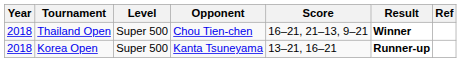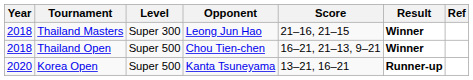+ row: (80, 31)
(20, 49) 2018 -> (20, 67) 2020
